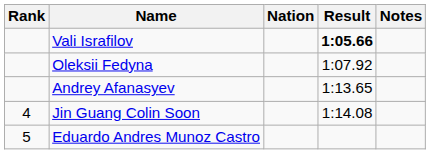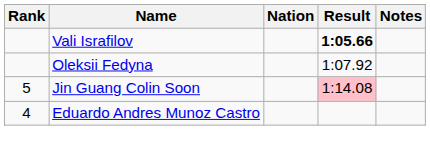- row: (113, 88)
(27, 112) 4 -> (27, 88) 5
(347, 112) no background -> (347, 88) pink background
(27, 137) 5 -> (27, 112) 4
